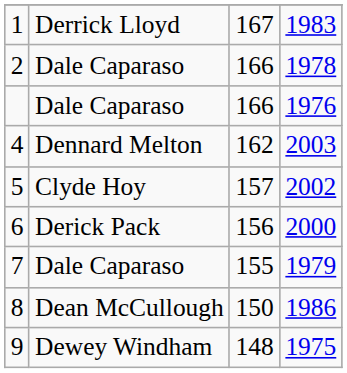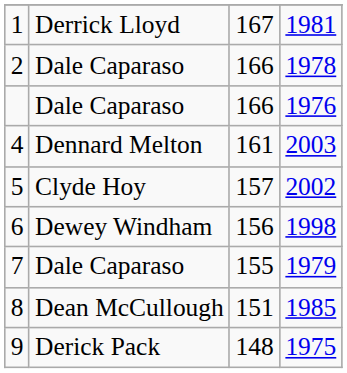(311, 24) 1983 -> (311, 24) 1981
(255, 145) 162 -> (255, 145) 161
(98, 226) Derick Pack -> (124, 226) Dewey Windham
(311, 226) 2000 -> (311, 226) 1998
(255, 307) 150 -> (255, 307) 151
(311, 307) 1986 -> (311, 307) 1985
(124, 347) Dewey Windham -> (98, 347) Derick Pack
